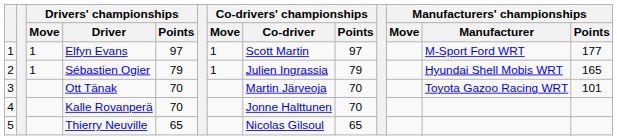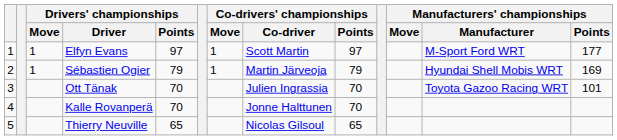(287, 69) Julien Ingrassia -> (286, 69) Martin Järveoja
(592, 69) 165 -> (592, 69) 169
(286, 88) Martin Järveoja -> (287, 88) Julien Ingrassia
